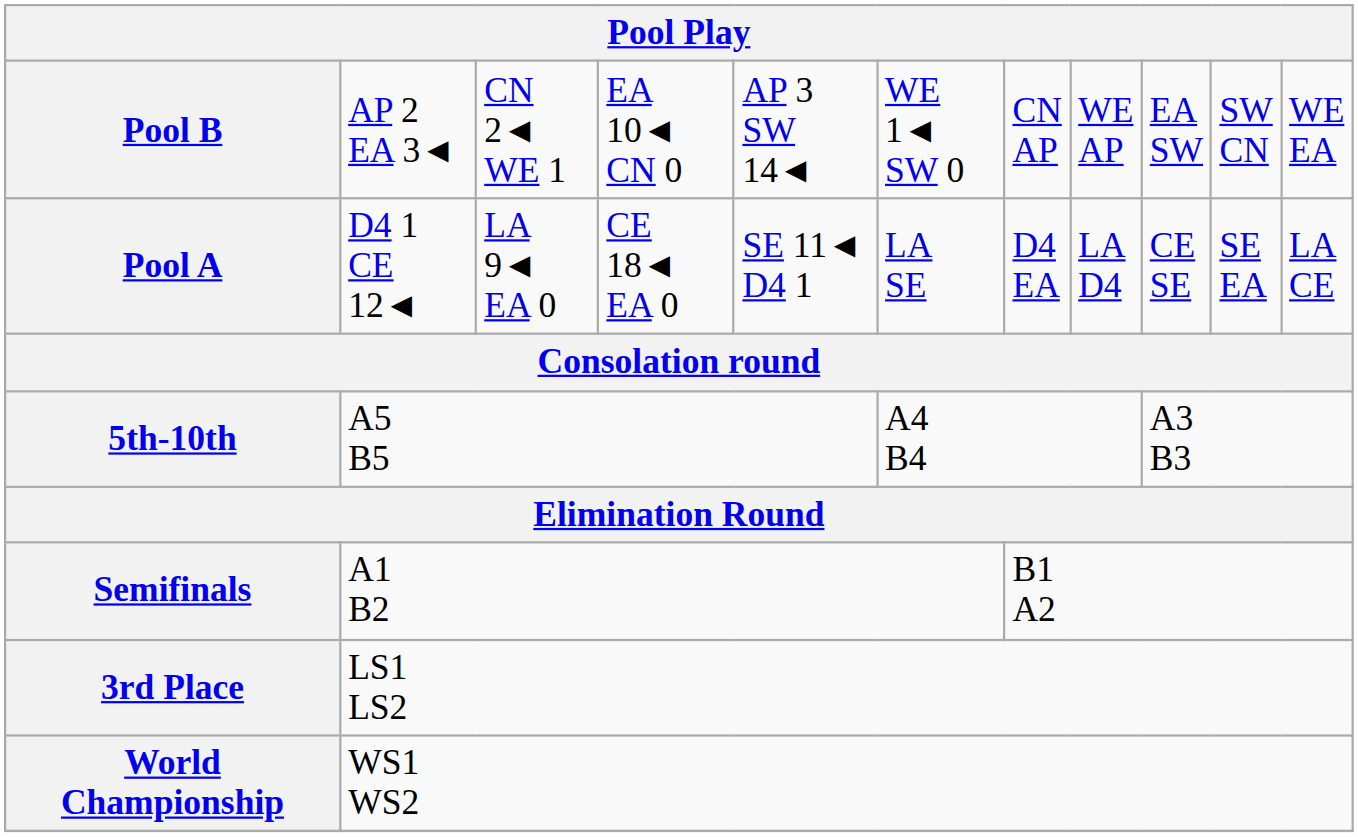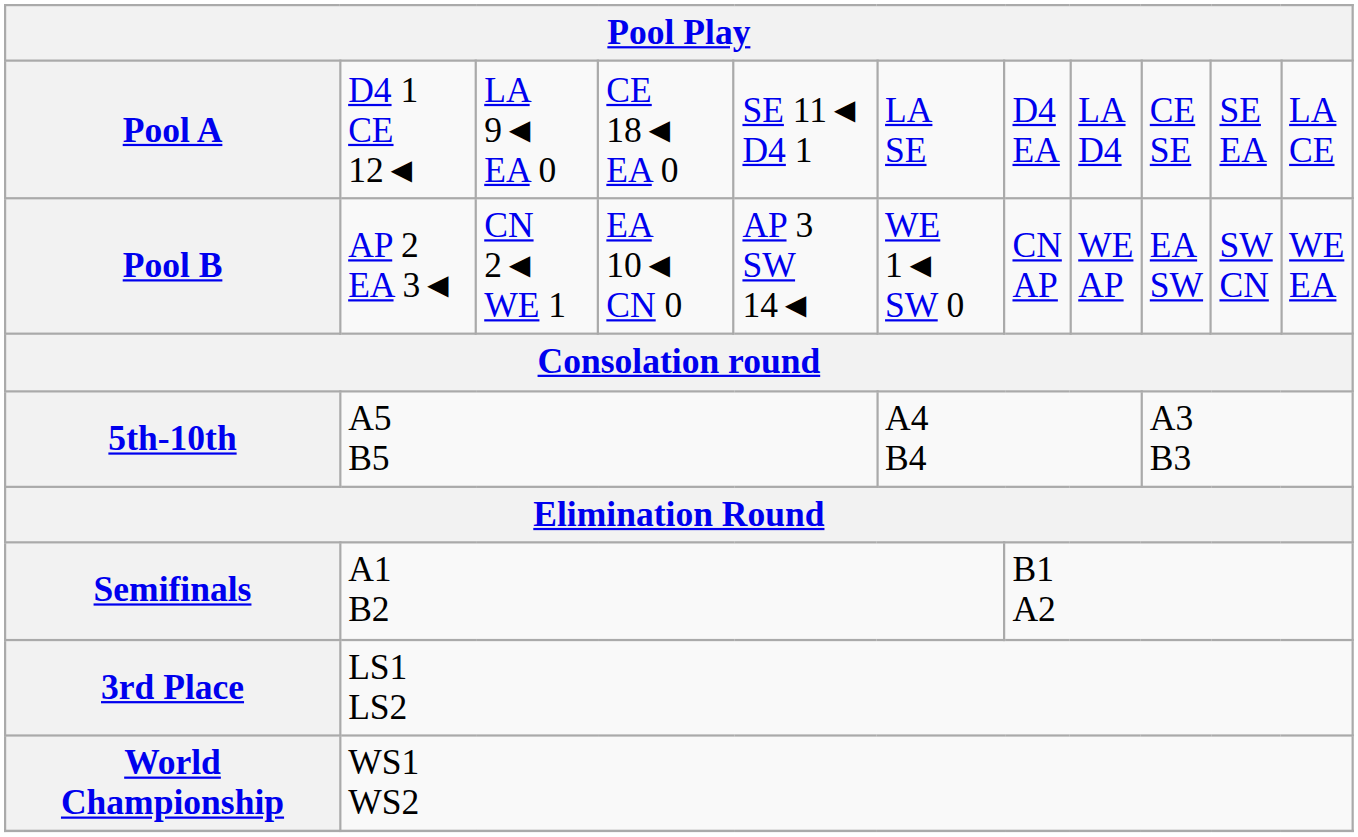rows swapped: (173, 265) <-> (173, 128)
